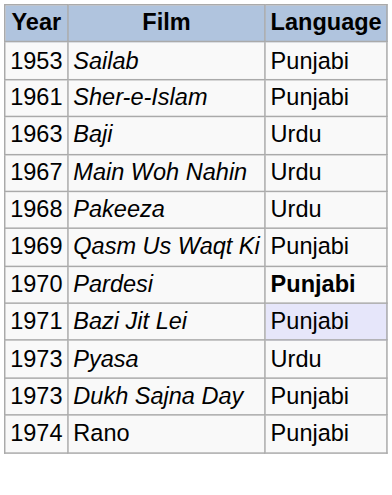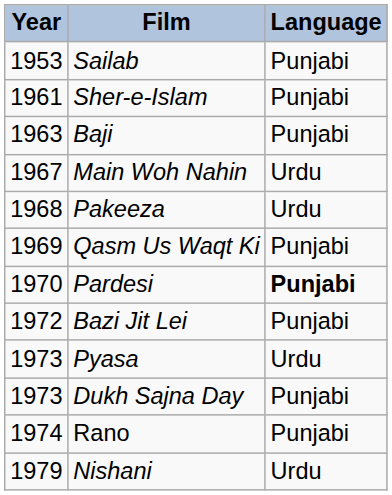(296, 135) Urdu -> (310, 135) Punjabi
(36, 321) 1971 -> (36, 321) 1972
(310, 321) lavender background -> (310, 321) no background
+ row: (113, 470)
